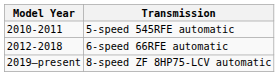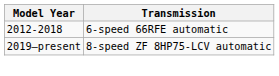- row: (160, 30)
